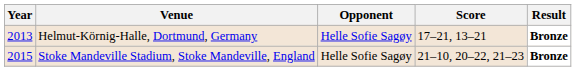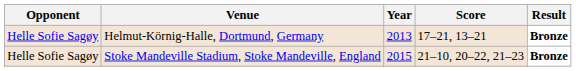columns swapped: (20, 15) <-> (366, 15)
